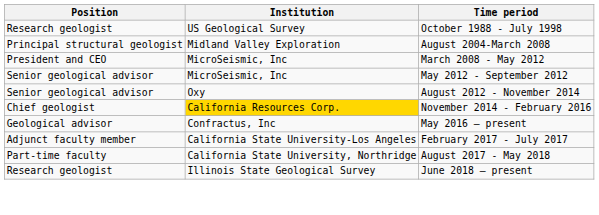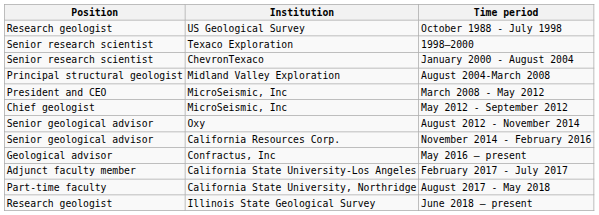+ row: (447, 44)
+ row: (497, 60)
(80, 76) Senior geological advisor -> (51, 108) Chief geologist
(51, 108) Chief geologist -> (80, 139) Senior geological advisor
(264, 108) gold background -> (264, 139) no background
